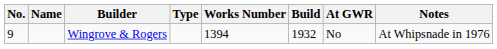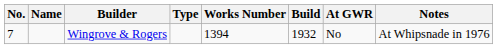(10, 33) 9 -> (10, 33) 7
